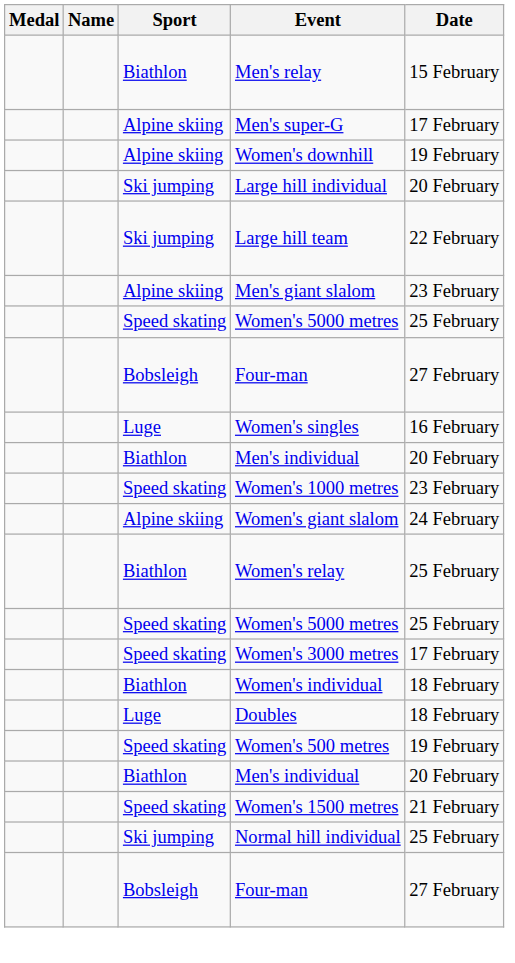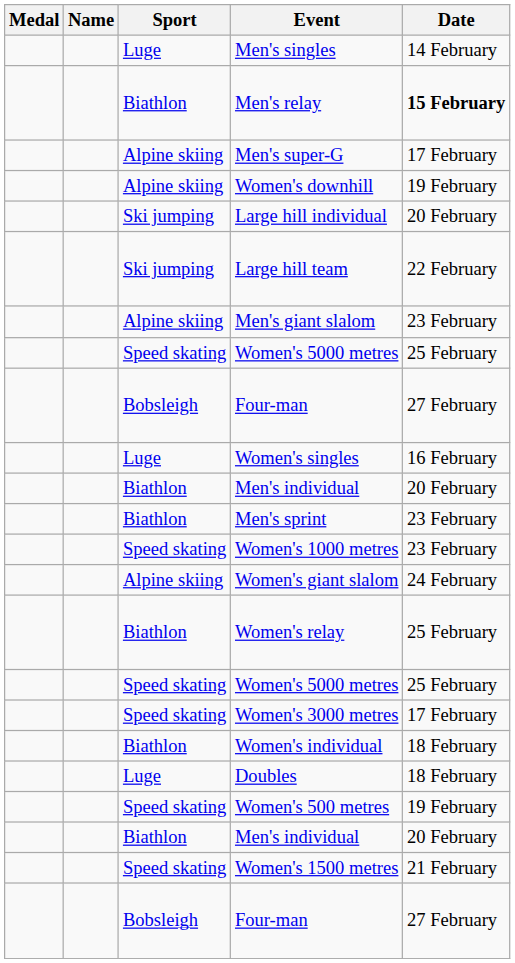+ row: (142, 50)
(454, 72) normal -> (456, 103) bold
+ row: (155, 518)
- row: (168, 837)
